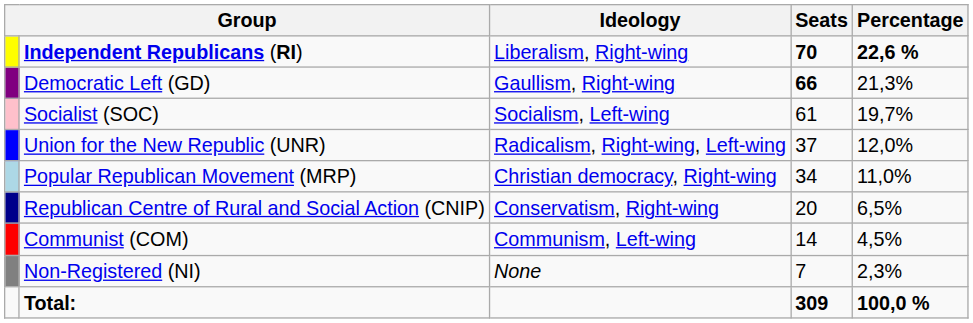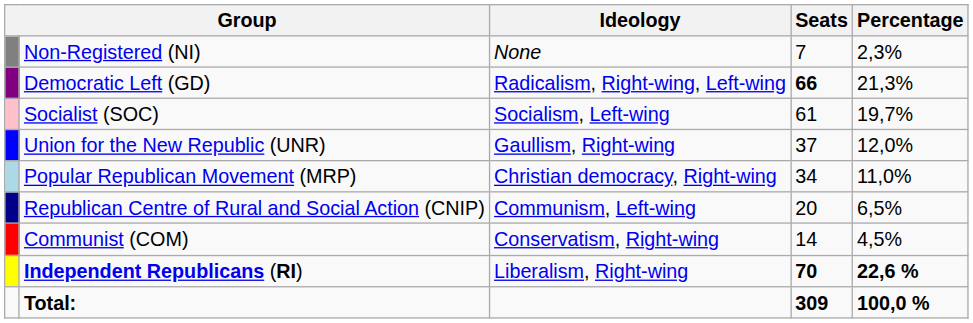rows swapped: (163, 52) <-> (112, 271)
(585, 83) Gaullism, Right-wing -> (640, 83) Radicalism, Right-wing, Left-wing
(640, 146) Radicalism, Right-wing, Left-wing -> (585, 146) Gaullism, Right-wing
(607, 208) Conservatism, Right-wing -> (595, 208) Communism, Left-wing
(595, 239) Communism, Left-wing -> (607, 239) Conservatism, Right-wing
